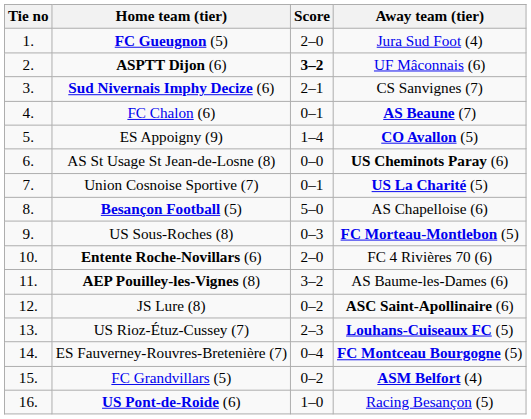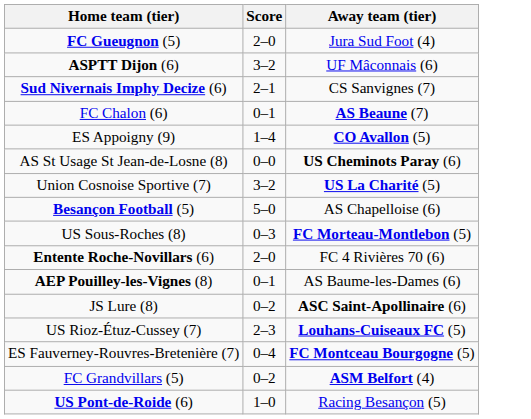- column: (28, 16)
(312, 64) bold -> (264, 64) normal
(312, 185) 0–1 -> (264, 185) 3–2
(312, 281) 3–2 -> (264, 281) 0–1
